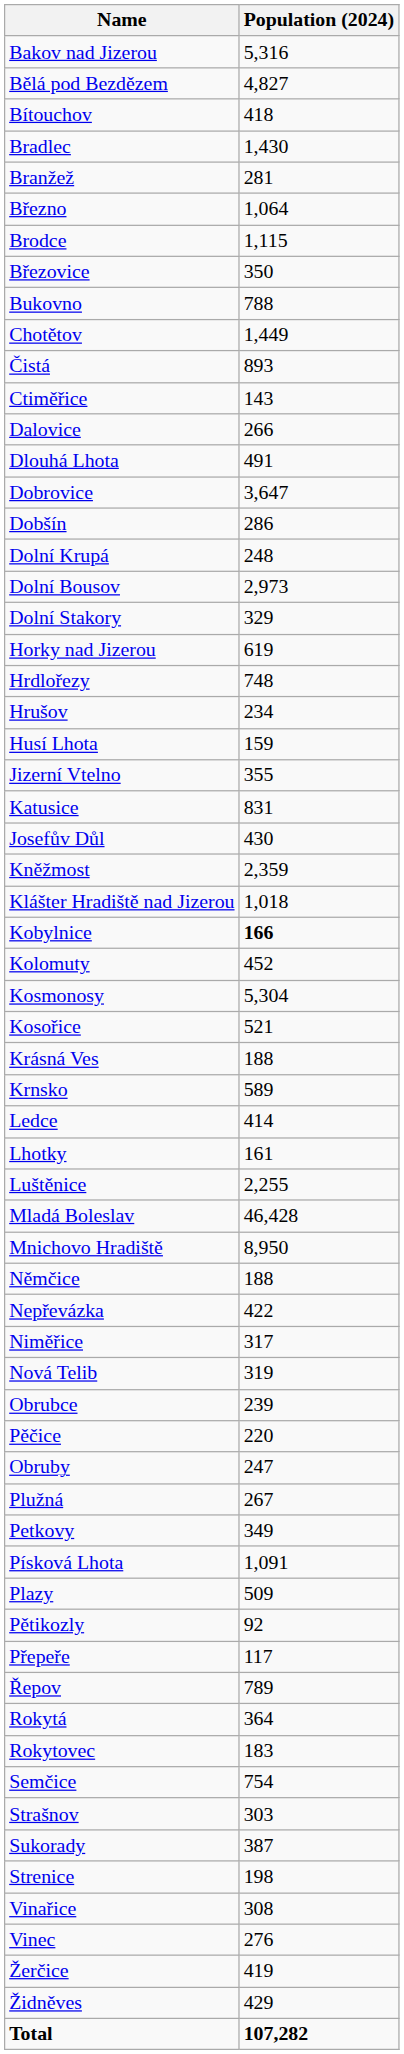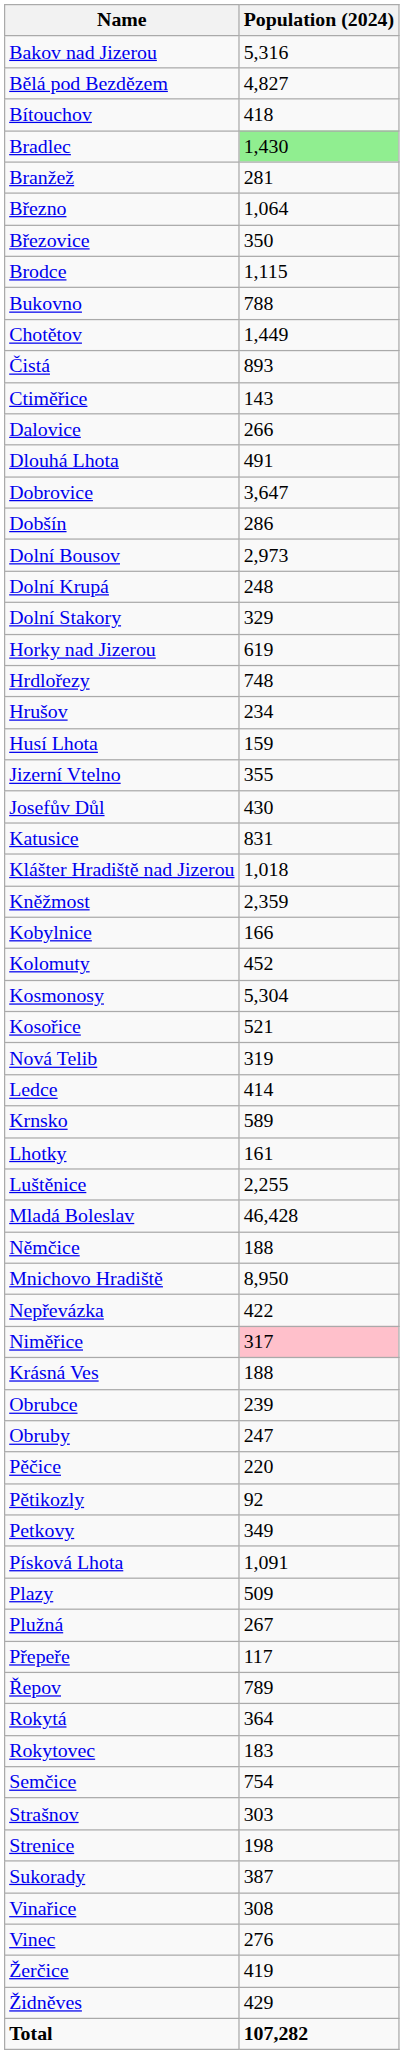(266, 146) no background -> (266, 146) lightgreen background
rows swapped: (49, 271) <-> (38, 240)
rows swapped: (65, 586) <-> (59, 555)
rows swapped: (57, 838) <-> (44, 806)
rows swapped: (122, 901) <-> (49, 869)
(259, 932) bold -> (259, 932) normal
rows swapped: (54, 1058) <-> (53, 1373)
rows swapped: (38, 1090) <-> (33, 1121)
rows swapped: (86, 1247) <-> (44, 1278)
(259, 1341) no background -> (259, 1341) pink background
rows swapped: (40, 1467) <-> (35, 1436)
rows swapped: (47, 1624) <-> (36, 1499)
rows swapped: (42, 1876) <-> (47, 1845)
